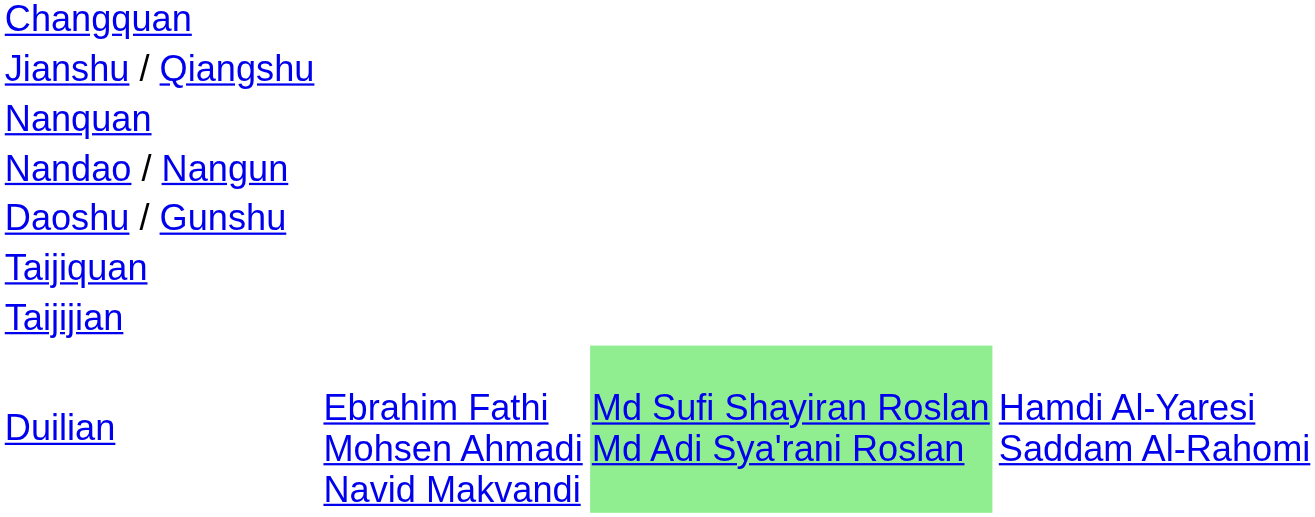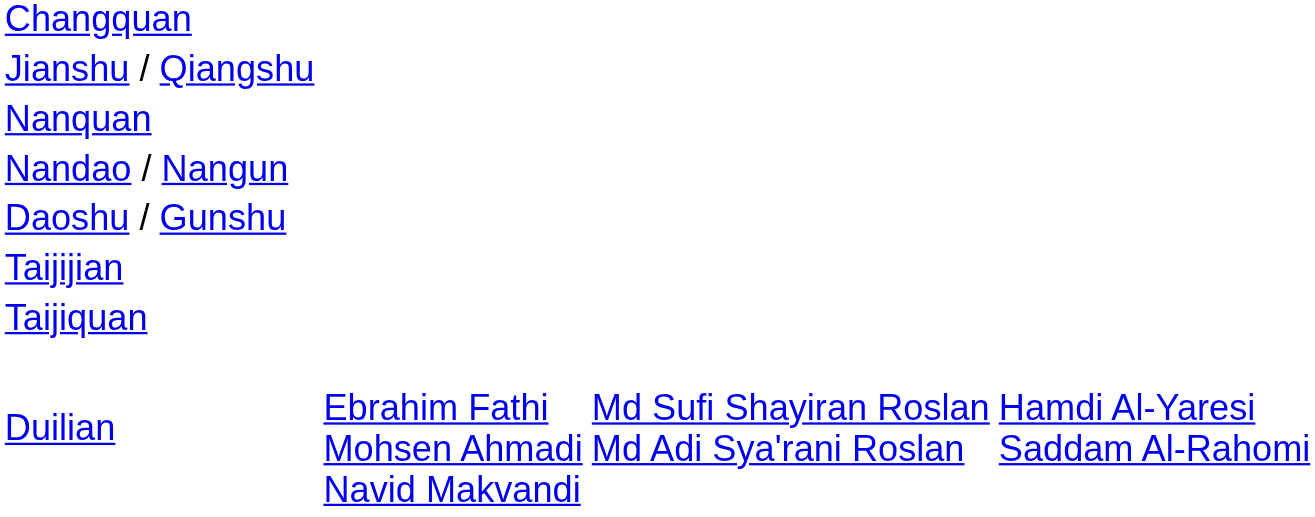rows swapped: (76, 268) <-> (64, 317)
(791, 428) lightgreen background -> (791, 428) no background
